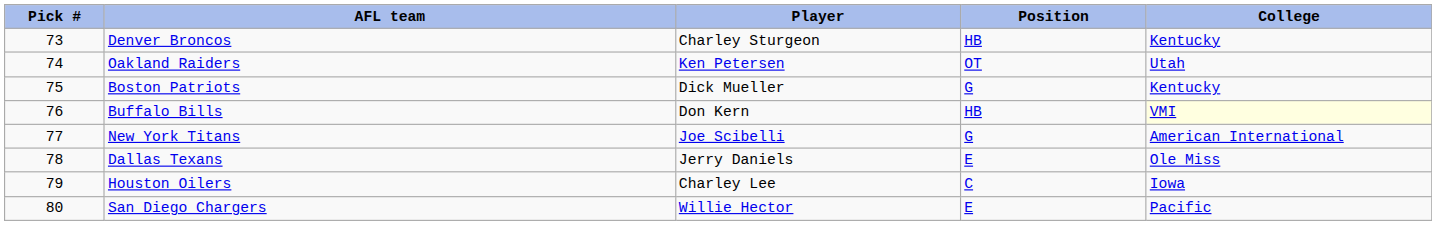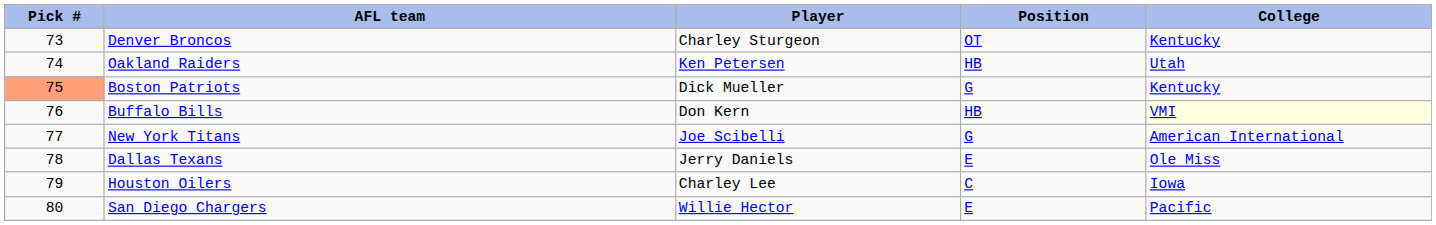(973, 40) HB -> (973, 40) OT
(973, 64) OT -> (973, 64) HB
(55, 88) no background -> (55, 88) lightsalmon background
